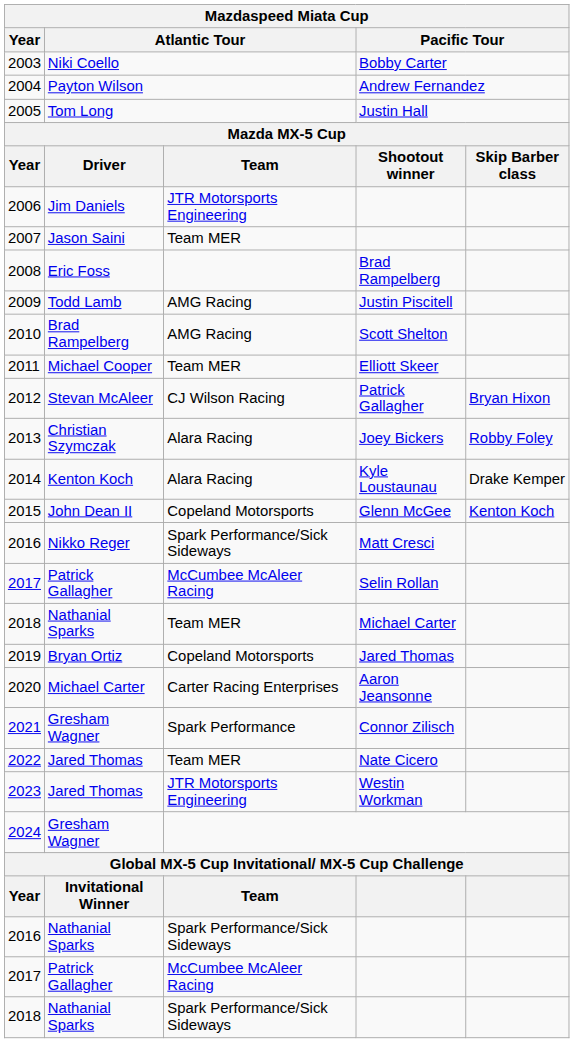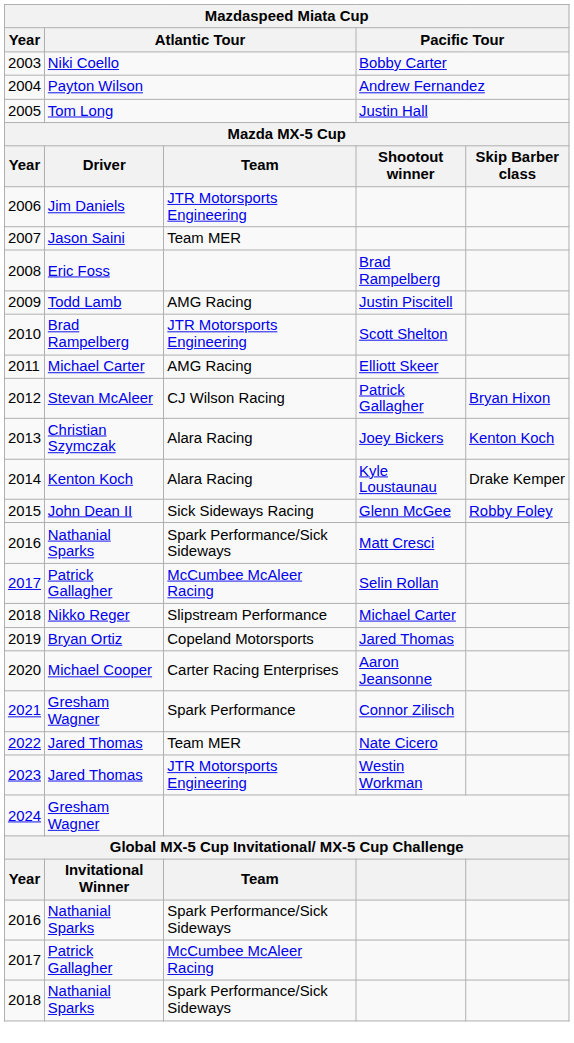(210, 334) AMG Racing -> (222, 334) JTR Motorsports Engineering
(100, 366) Michael Cooper -> (96, 366) Michael Carter
(204, 366) Team MER -> (210, 366) AMG Racing
(511, 438) Robby Foley -> (512, 438) Kenton Koch
(241, 511) Copeland Motorsports -> (241, 511) Sick Sideways Racing
(512, 511) Kenton Koch -> (511, 511) Robby Foley
(89, 543) Nikko Reger -> (79, 543) Nathanial Sparks
(79, 623) Nathanial Sparks -> (89, 615) Nikko Reger
(204, 623) Team MER -> (247, 615) Slipstream Performance
(96, 687) Michael Carter -> (100, 670) Michael Cooper
